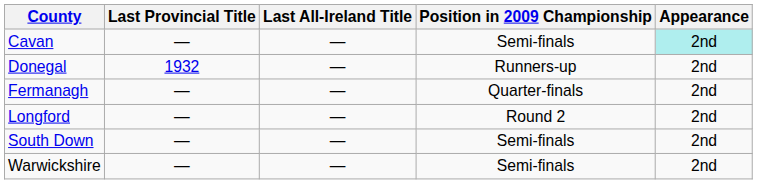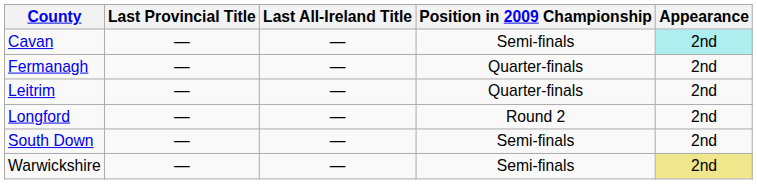- row: (37, 66)
+ row: (32, 91)
(704, 166) no background -> (704, 166) khaki background
